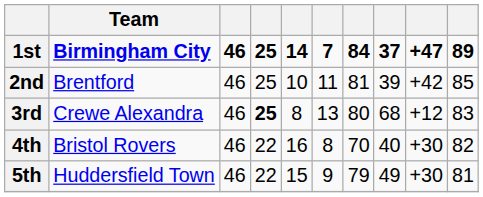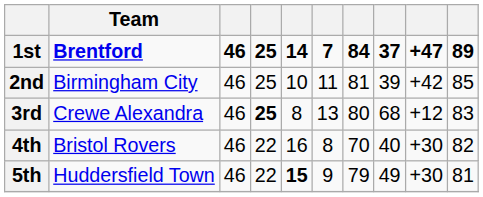(132, 51) Birmingham City -> (98, 51) Brentford
(94, 82) Brentford -> (125, 82) Birmingham City
(297, 176) normal -> (297, 176) bold
